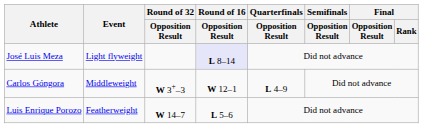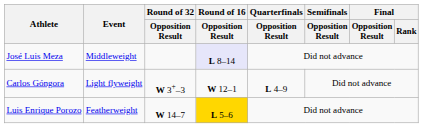(114, 56) Light flyweight -> (111, 56) Middleweight
(111, 83) Middleweight -> (114, 83) Light flyweight
(222, 116) no background -> (222, 116) gold background
